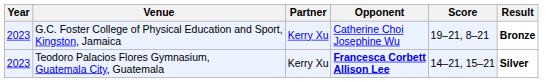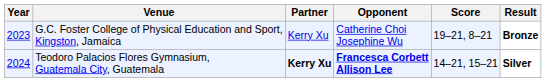(19, 64) 2023 -> (19, 64) 2024
(308, 64) normal -> (310, 64) bold
